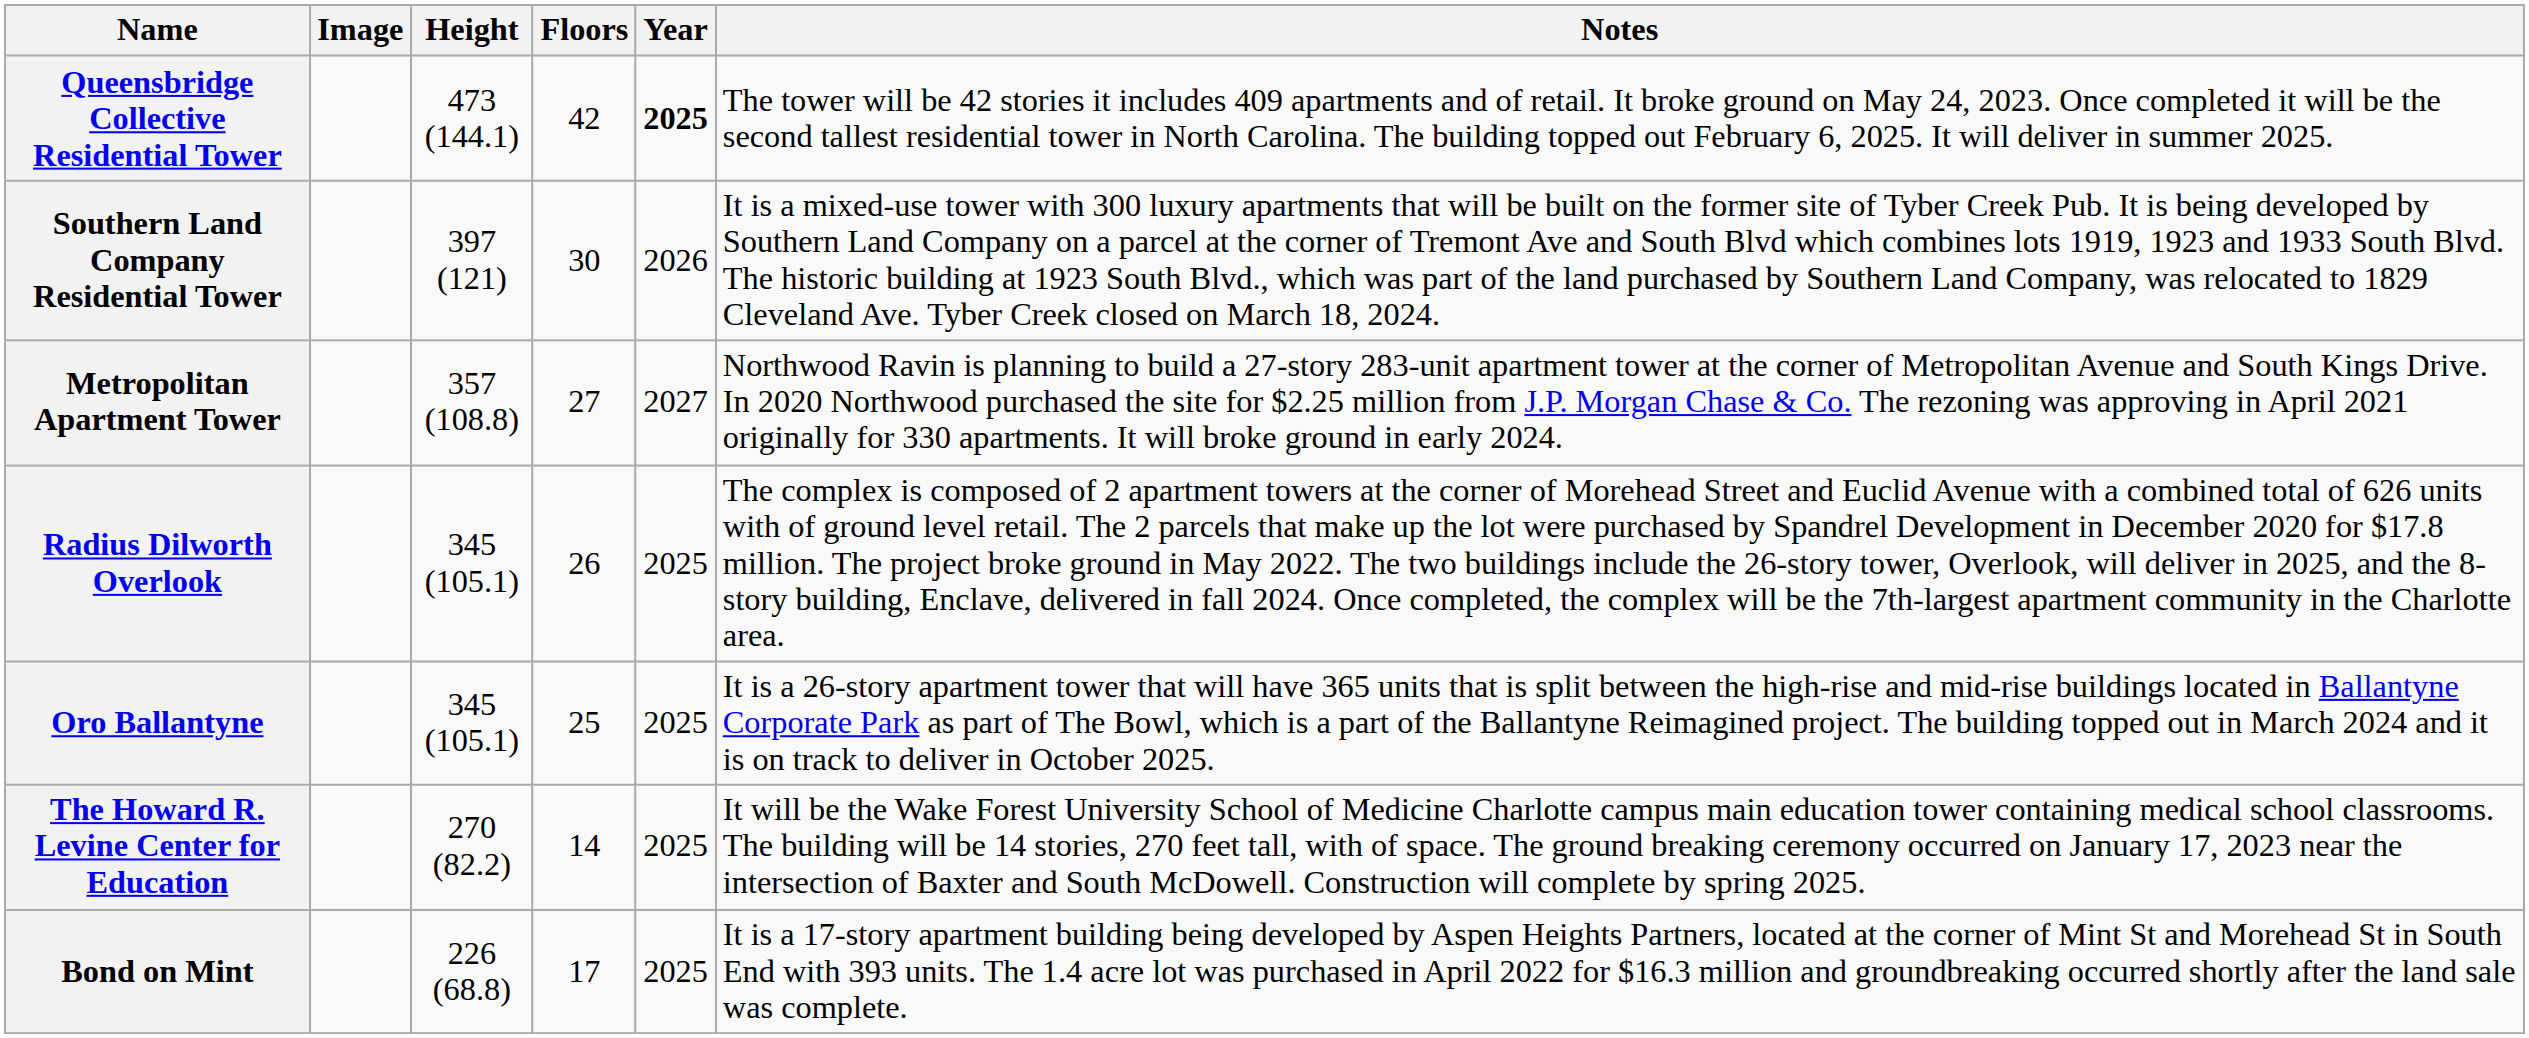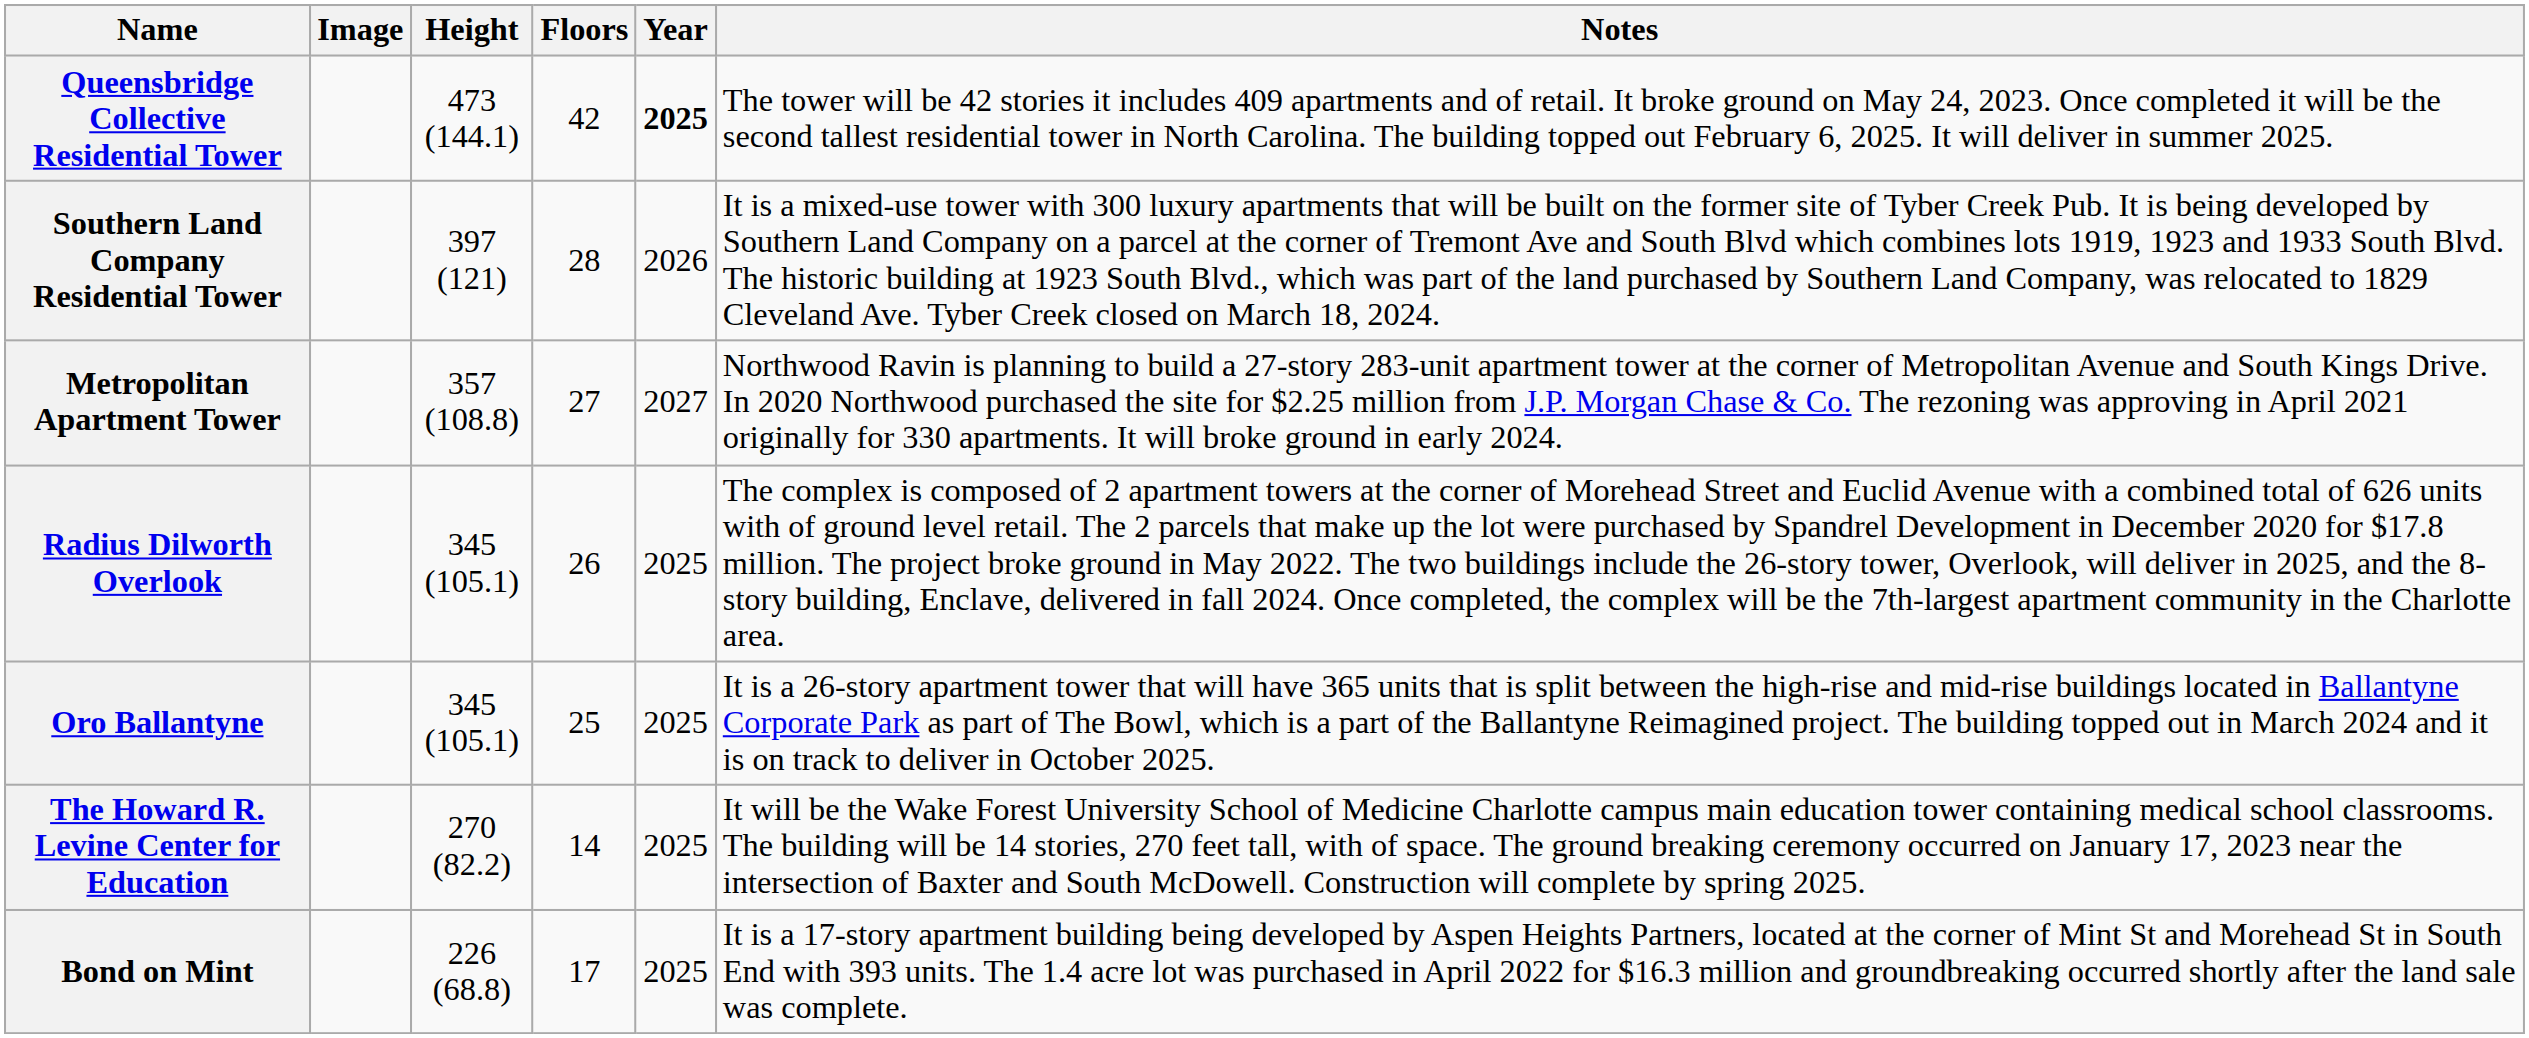(584, 259) 30 -> (584, 259) 28
